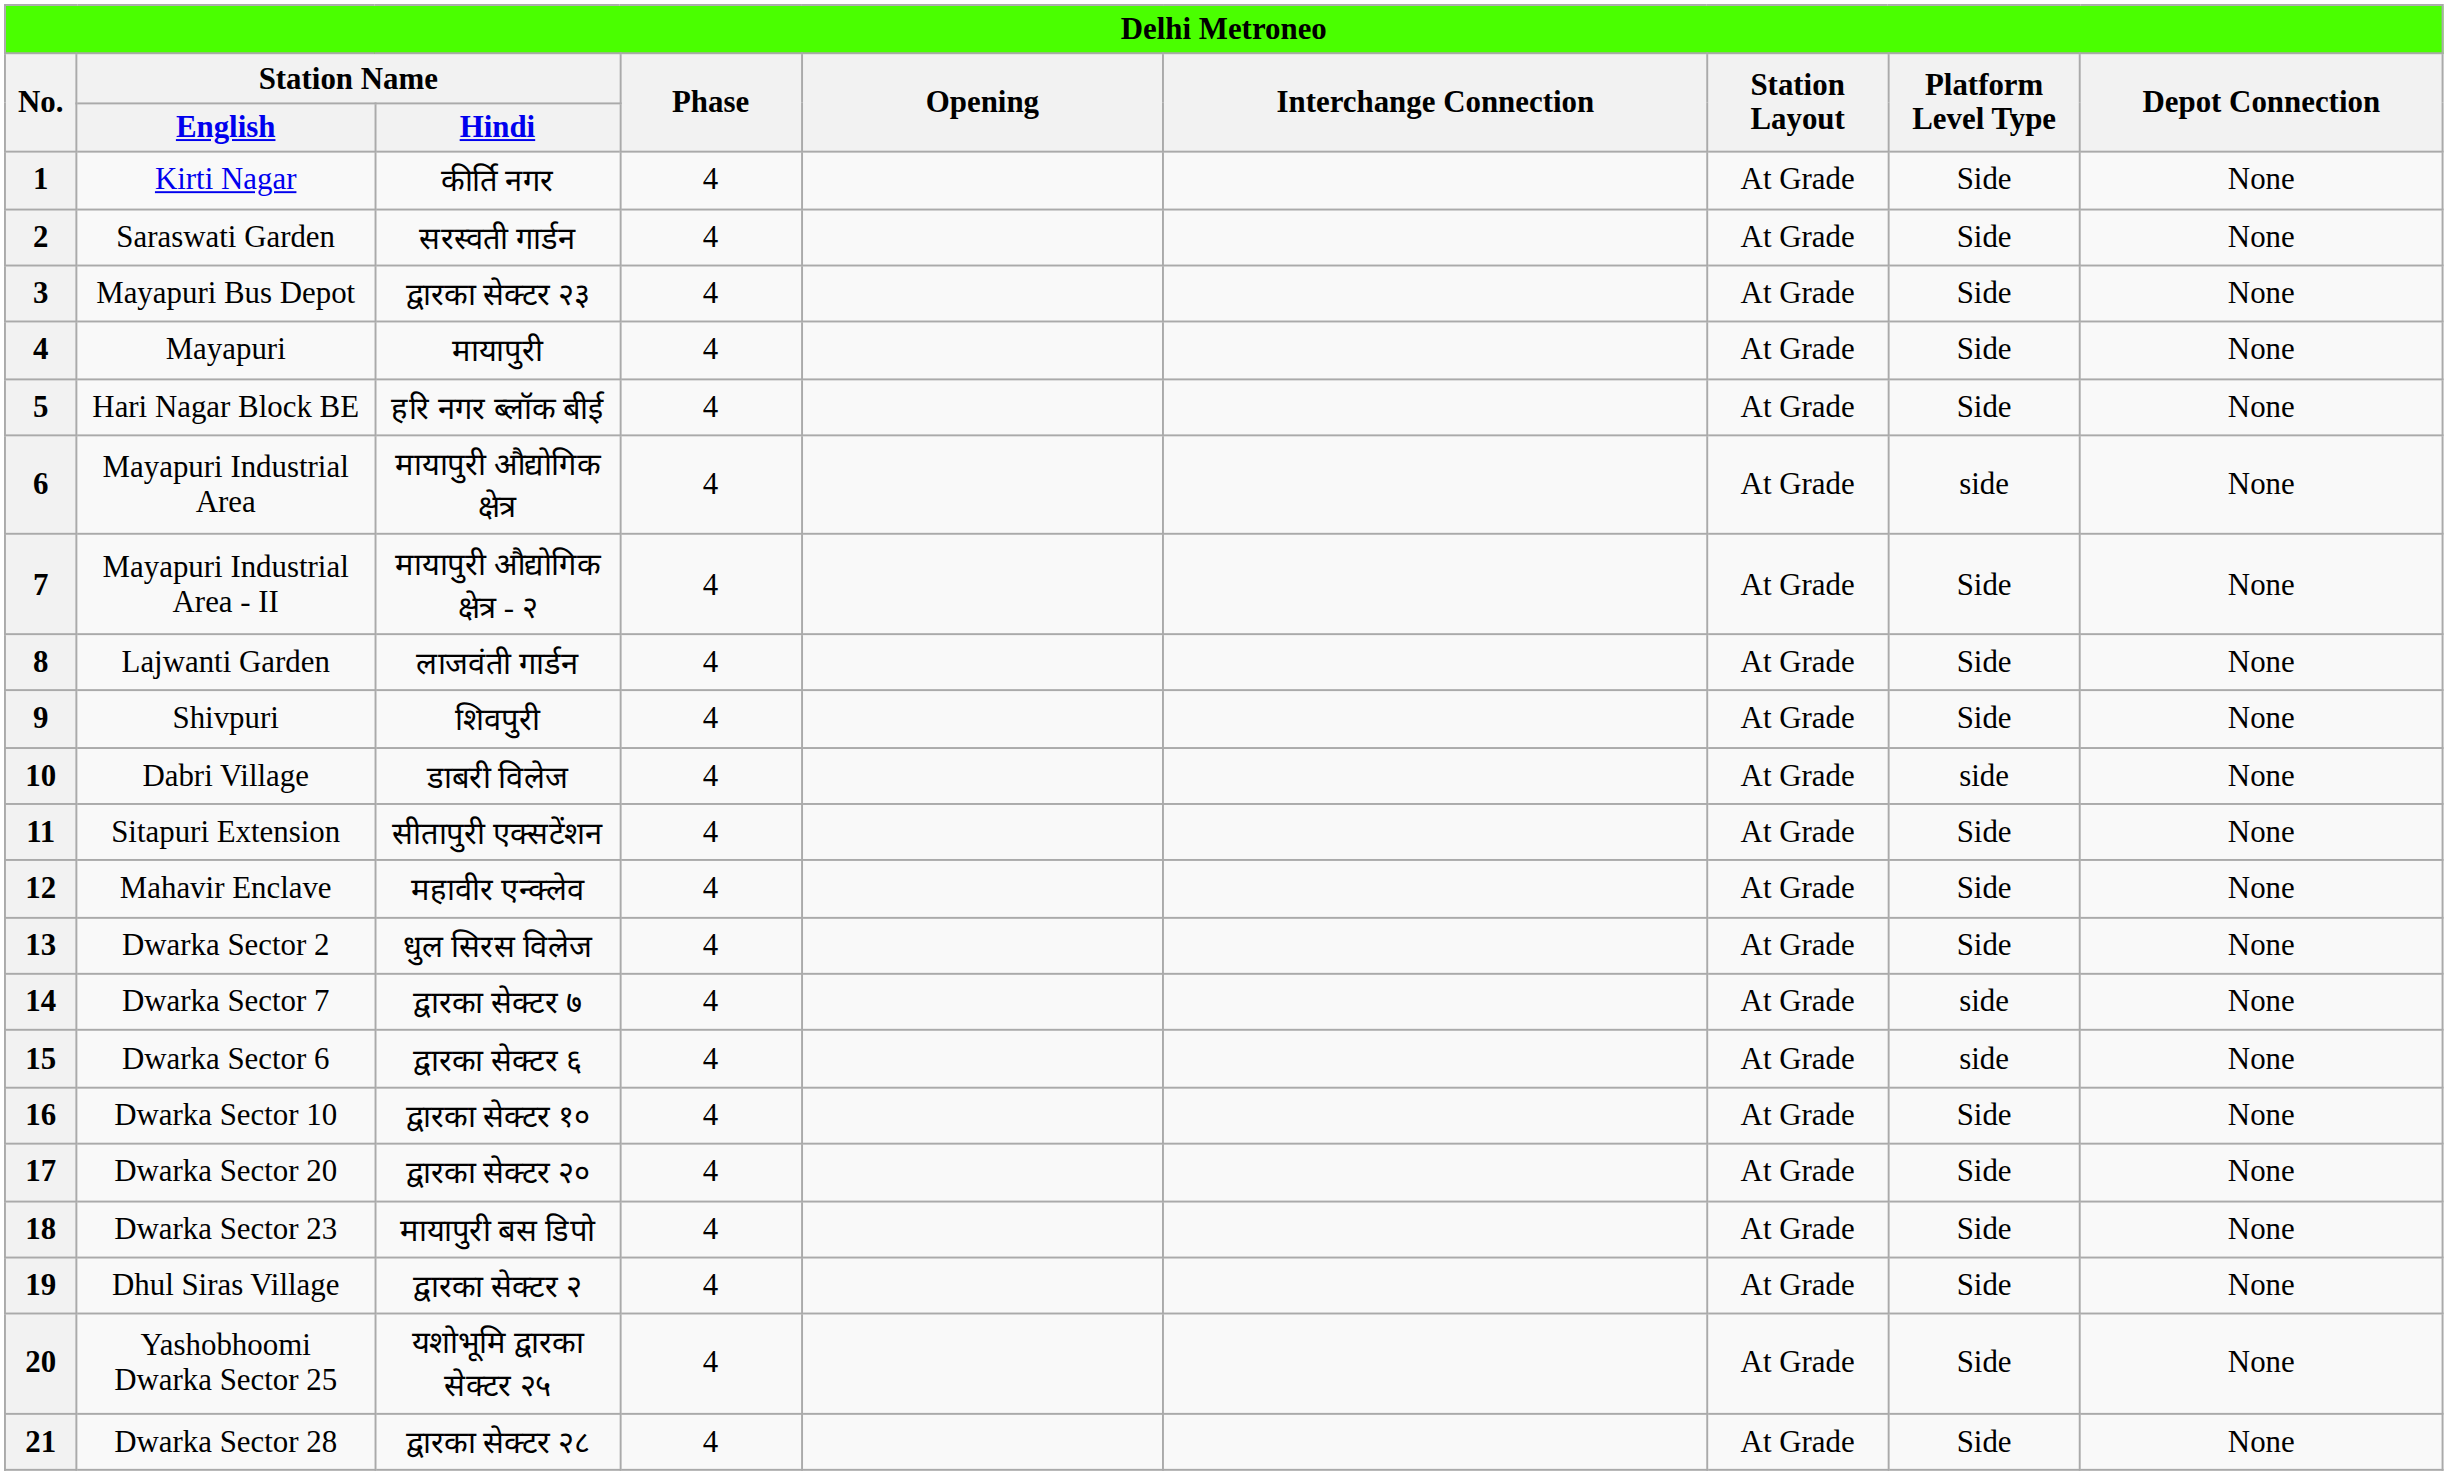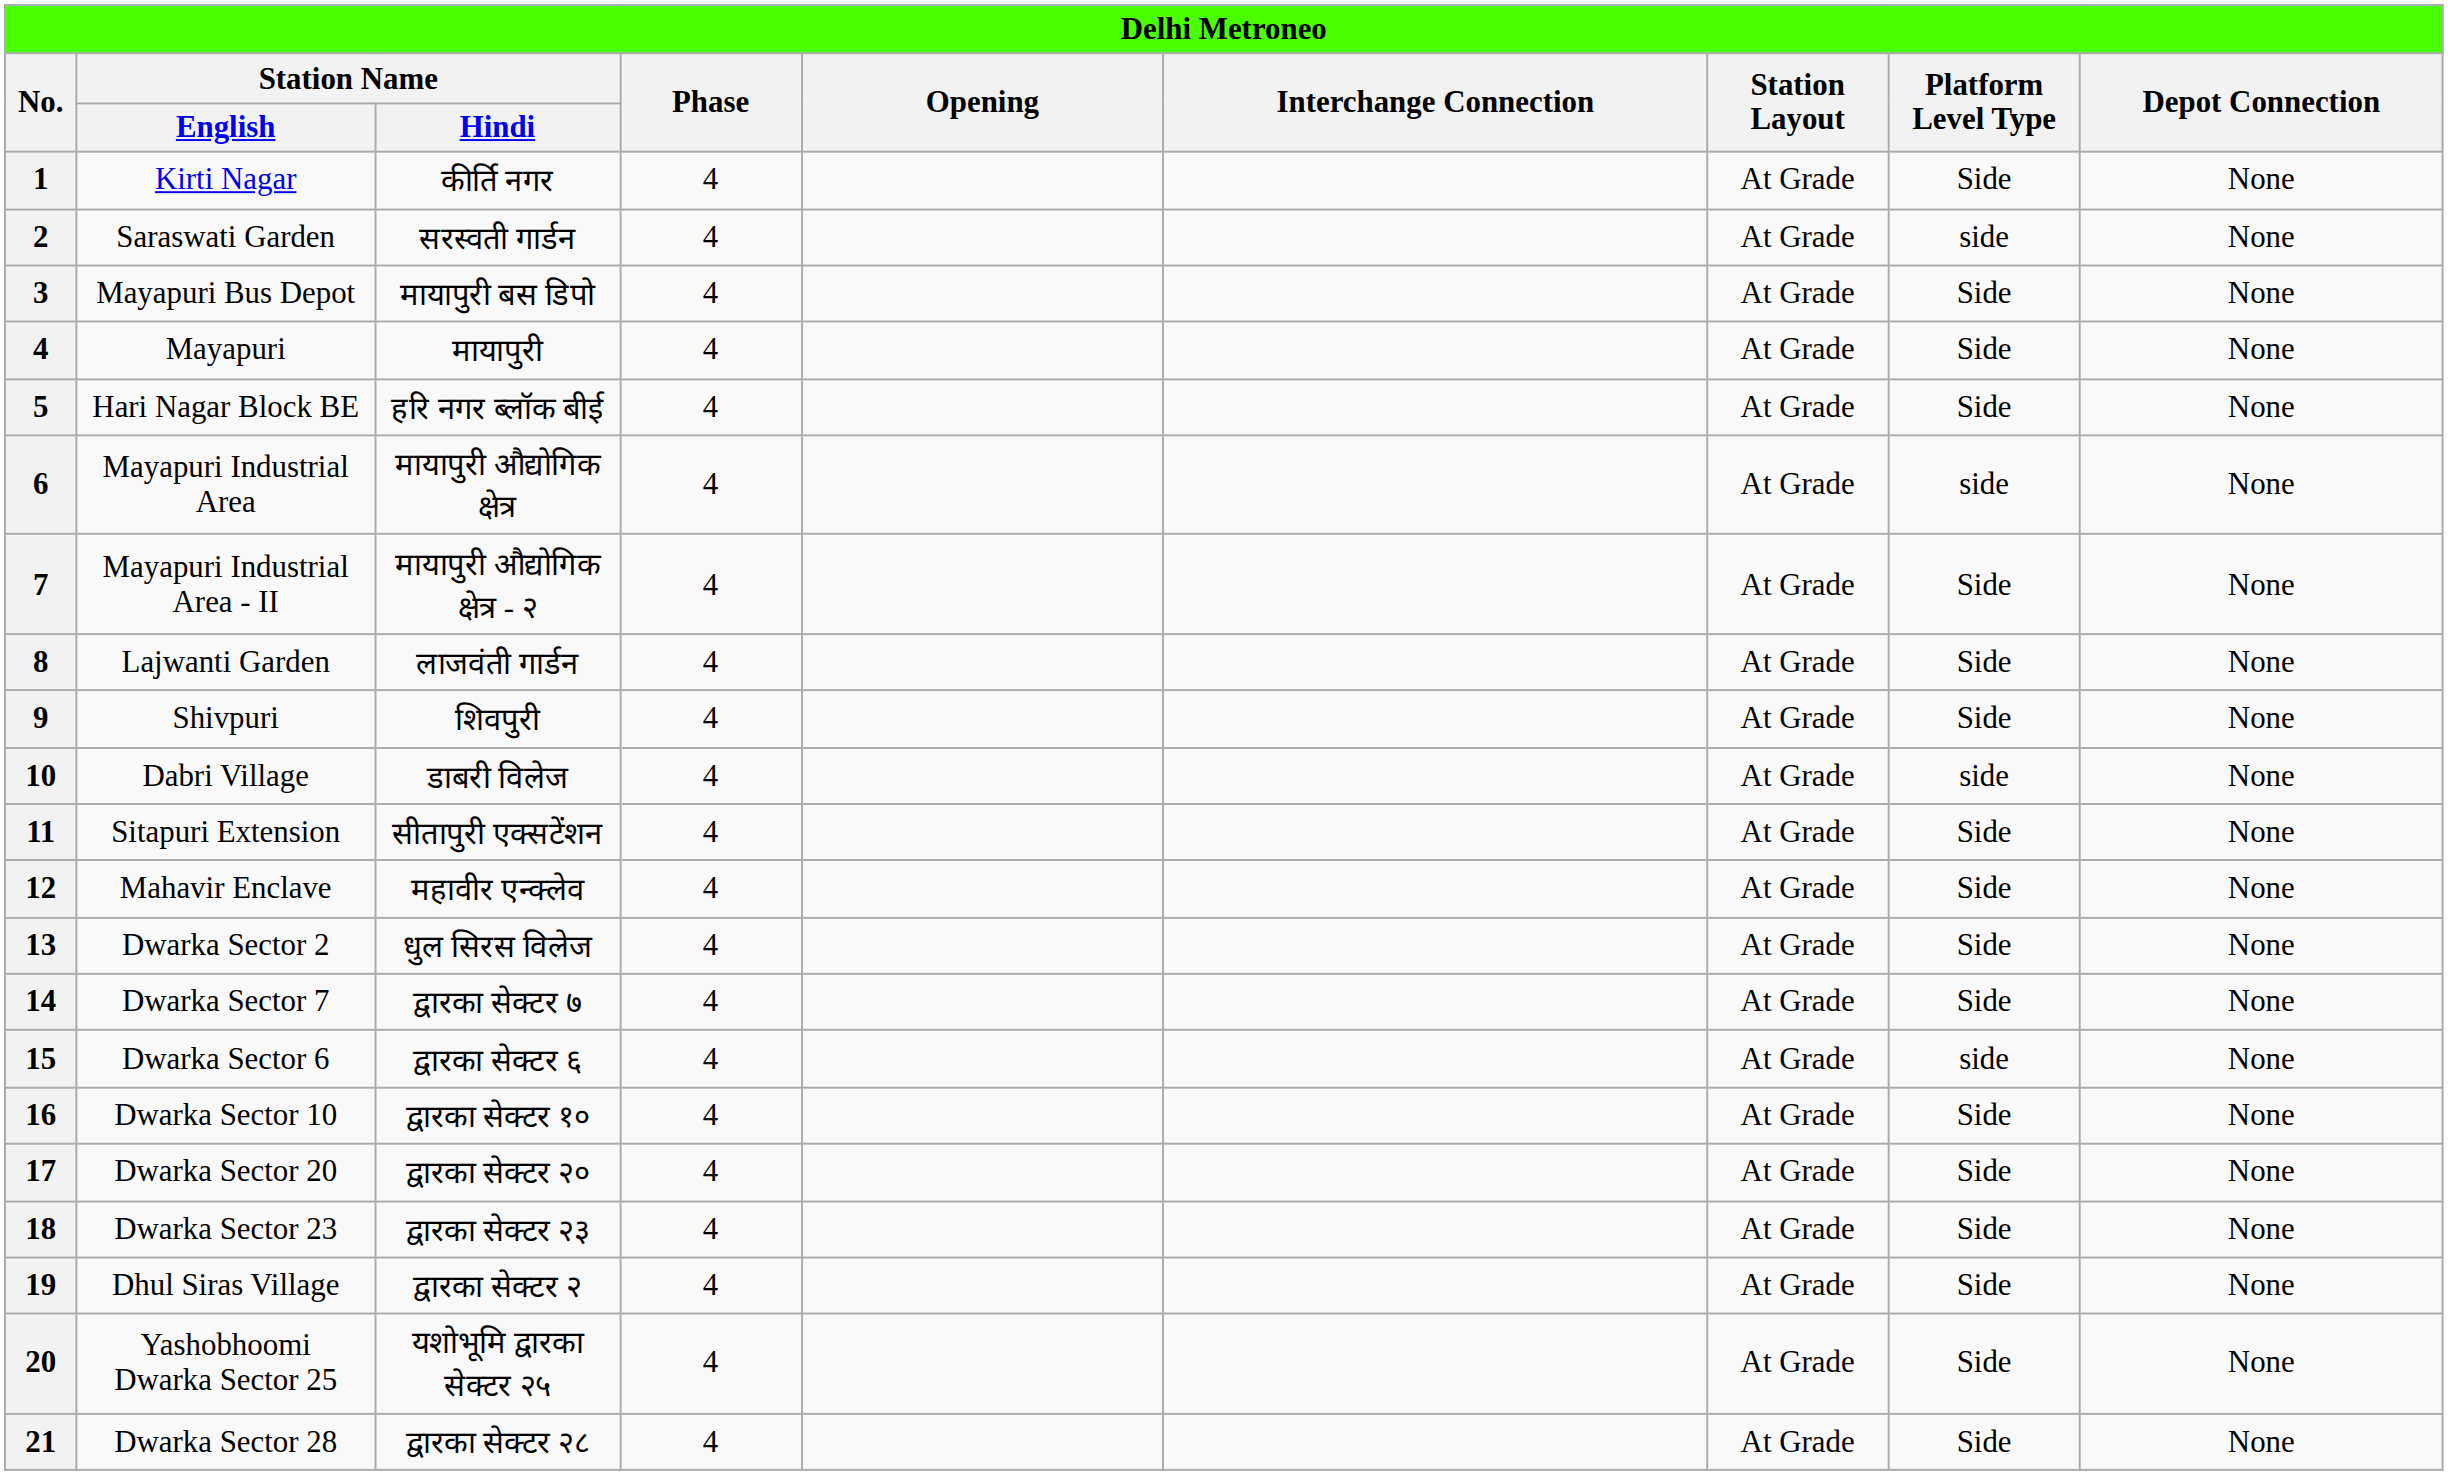(1984, 236) Side -> (1984, 236) side
(497, 295) द्वारका सेक्टर २३ -> (497, 295) मायापुरी बस डिपो
(1984, 1001) side -> (1984, 1001) Side
(497, 1230) मायापुरी बस डिपो -> (497, 1230) द्वारका सेक्टर २३
